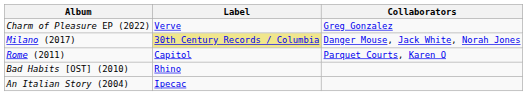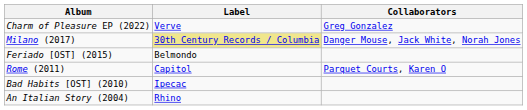+ row: (60, 55)
(168, 69) Rhino -> (170, 84) Ipecac
(170, 84) Ipecac -> (168, 98) Rhino
